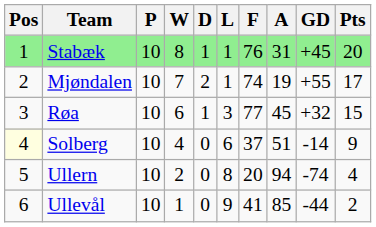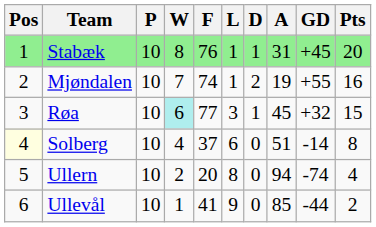columns swapped: (205, 19) <-> (253, 19)
(353, 81) 17 -> (353, 81) 16
(179, 112) no background -> (179, 112) paleturquoise background
(353, 143) 9 -> (353, 143) 8
